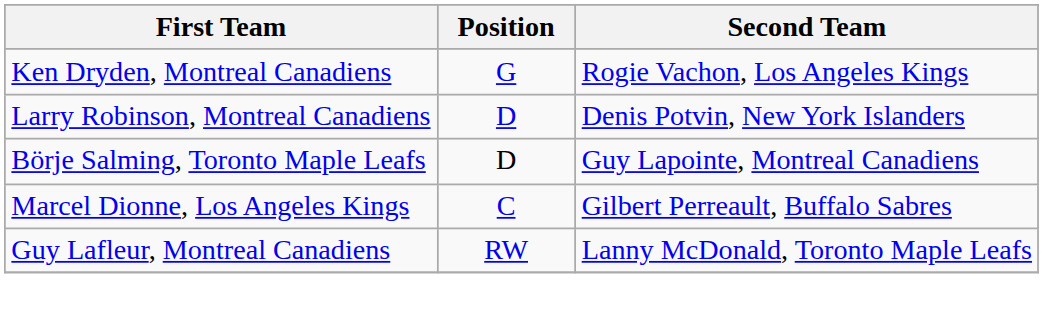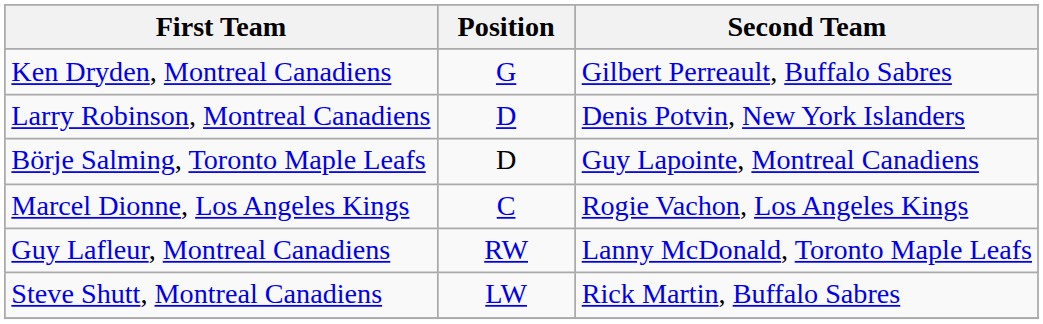(775, 71) Rogie Vachon, Los Angeles Kings -> (767, 71) Gilbert Perreault, Buffalo Sabres
(767, 205) Gilbert Perreault, Buffalo Sabres -> (775, 205) Rogie Vachon, Los Angeles Kings
+ row: (197, 294)
